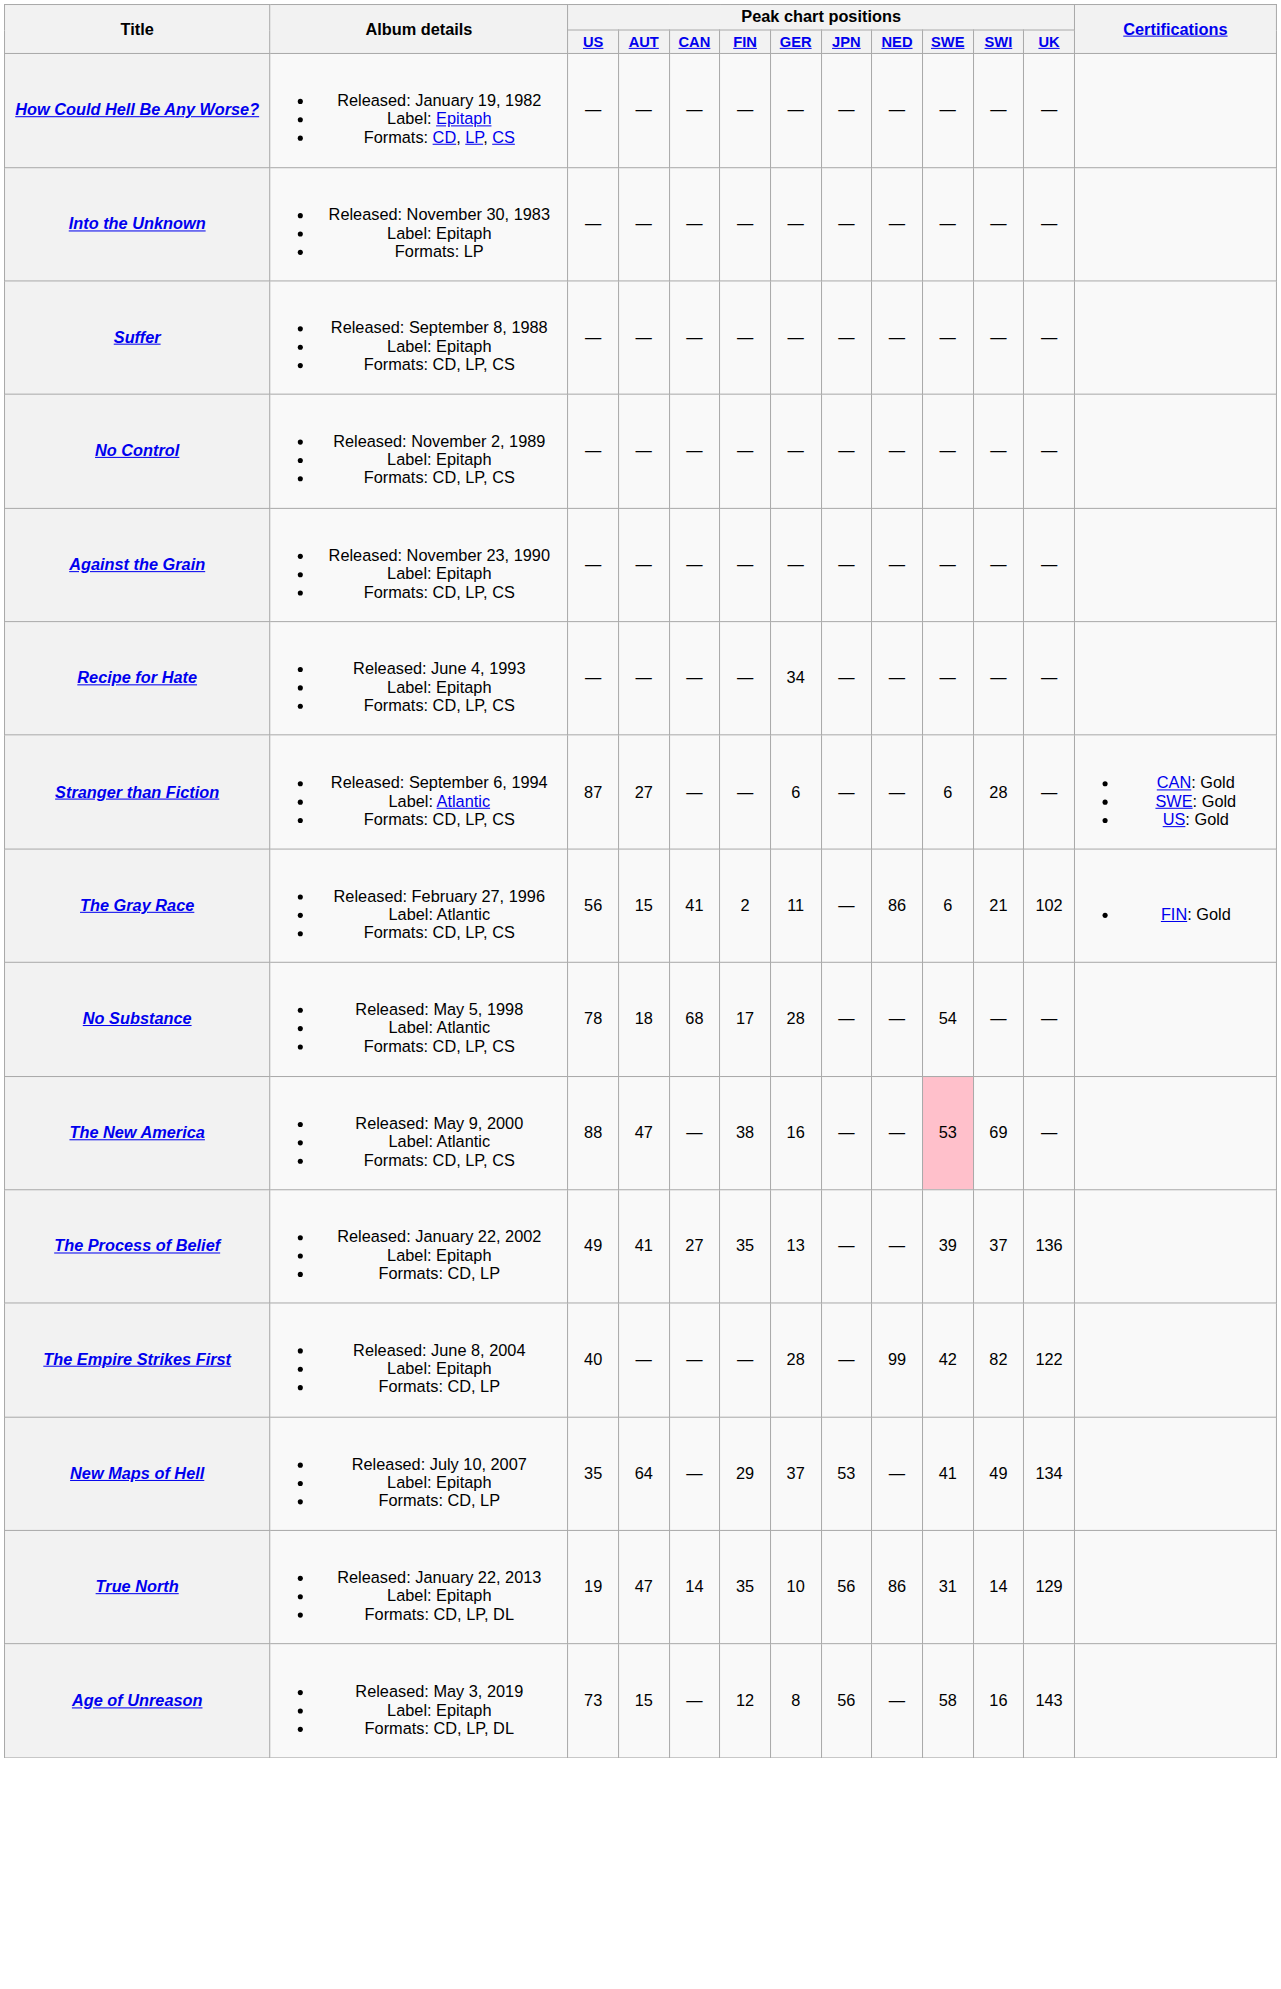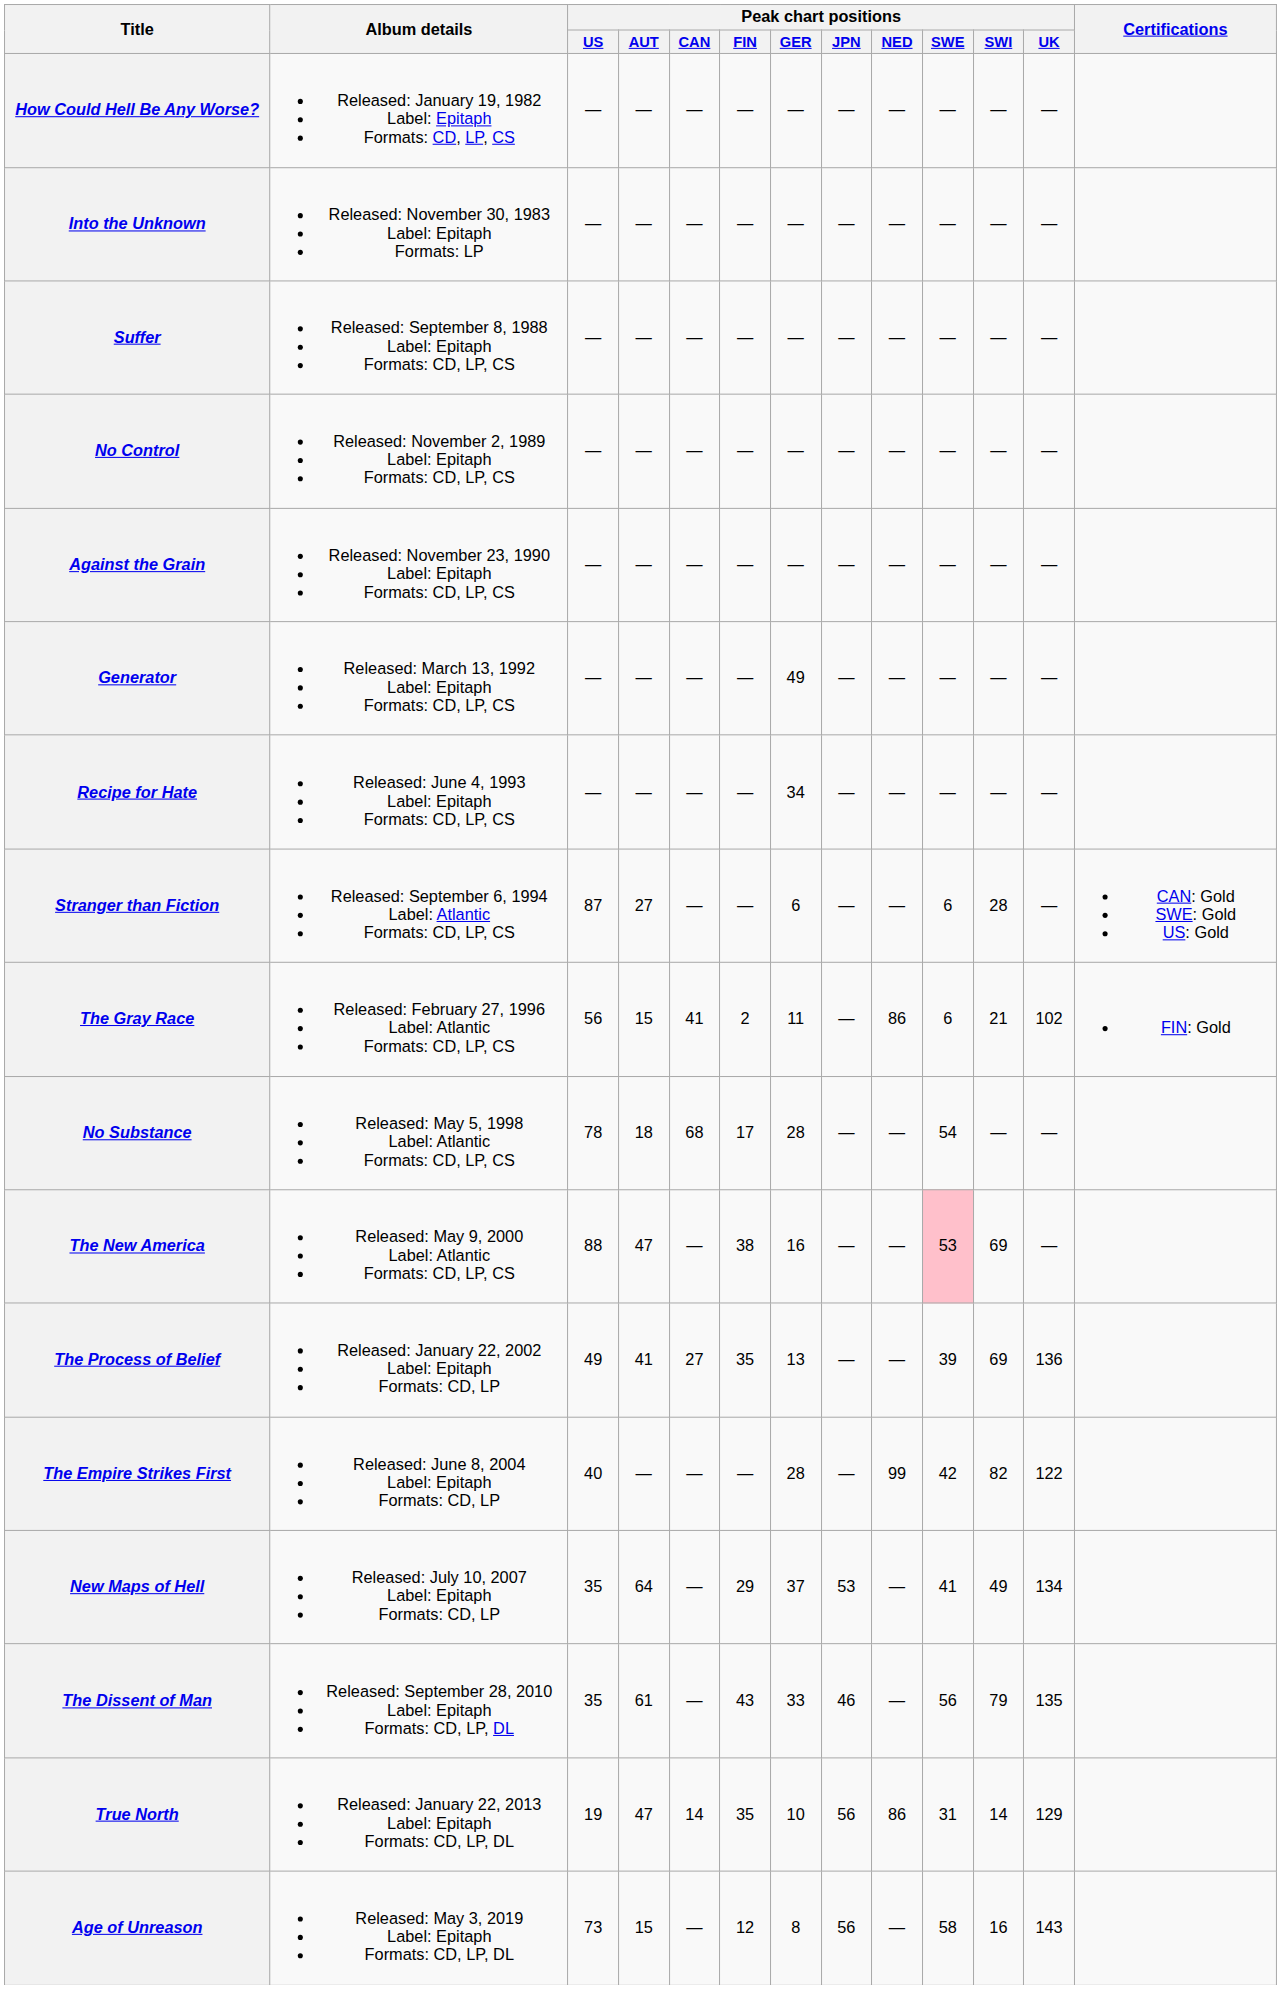+ row: (137, 678)
(998, 1246) 37 -> (998, 1360) 69
+ row: (137, 1700)
